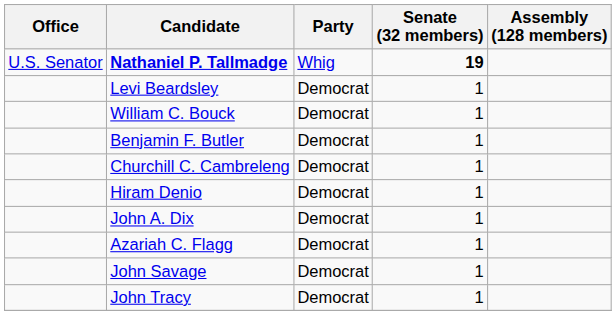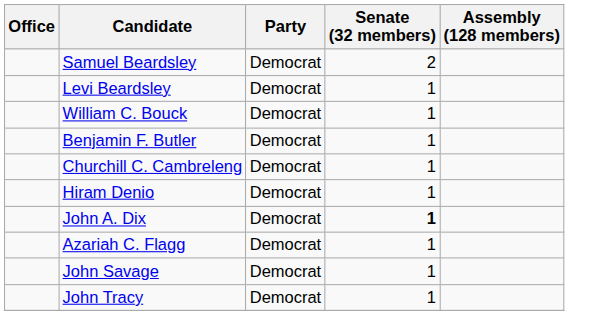- row: (199, 62)
+ row: (129, 62)
(479, 219) normal -> (431, 219) bold
